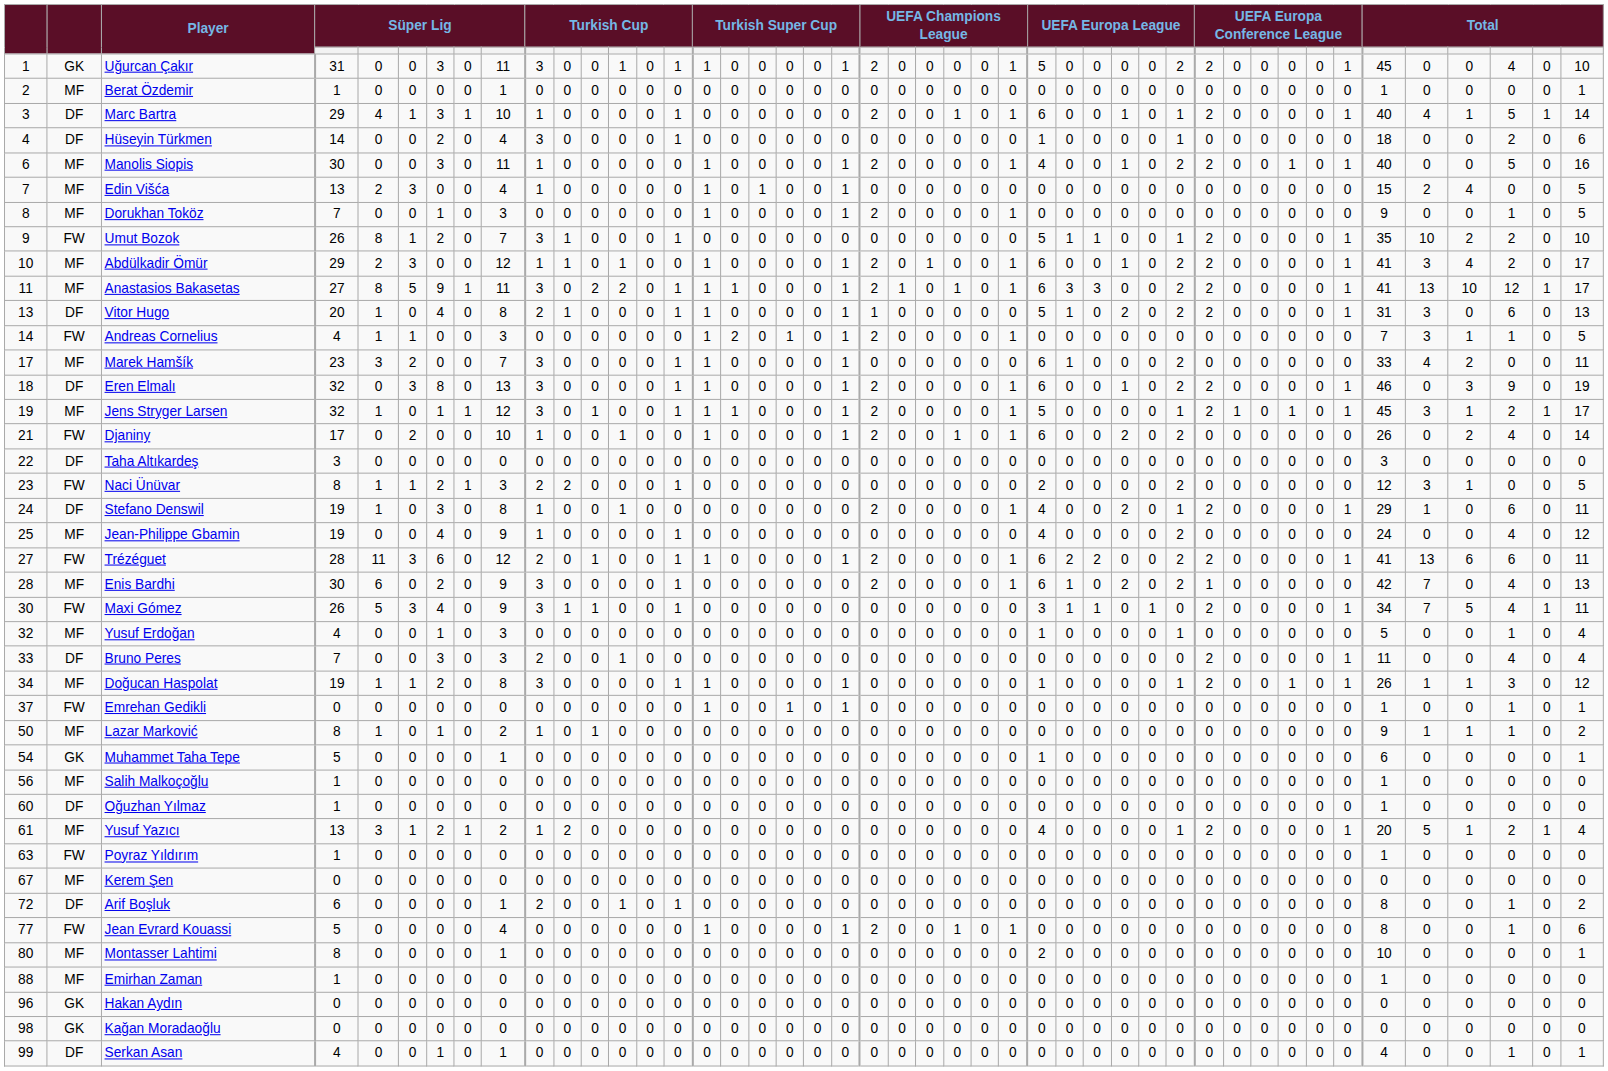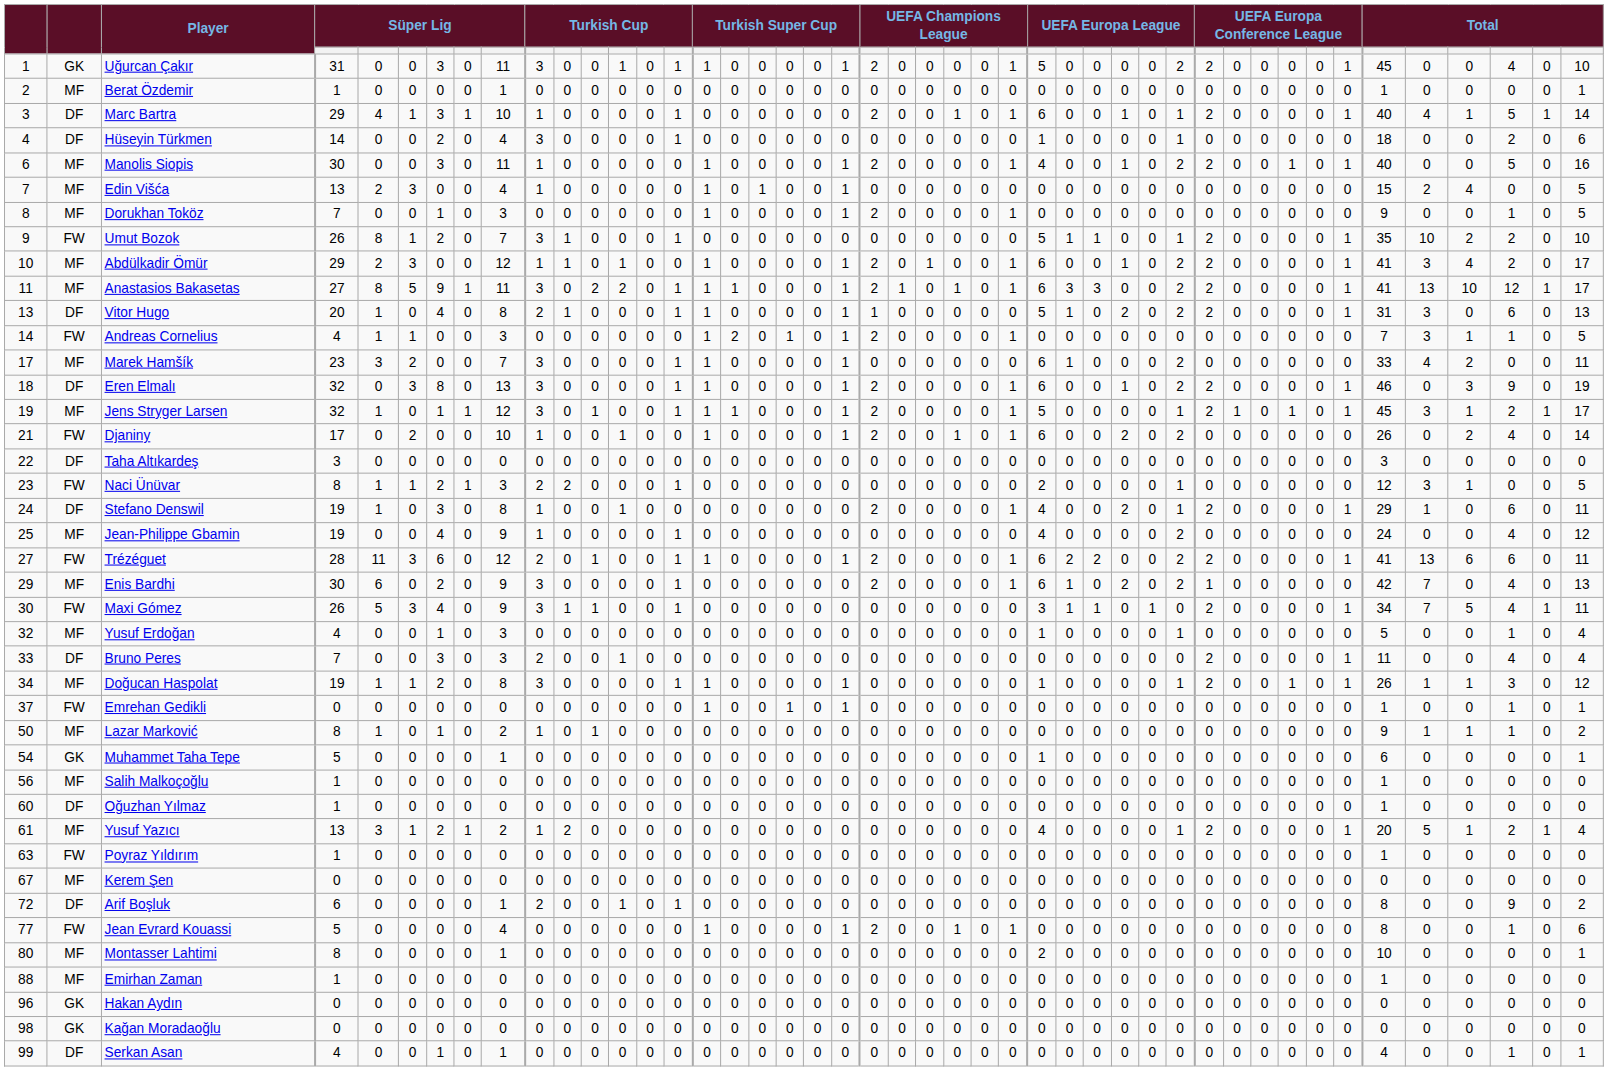(1180, 485) 2 -> (1180, 485) 1
(26, 584) 28 -> (26, 584) 29
(1512, 904) 1 -> (1512, 904) 9
